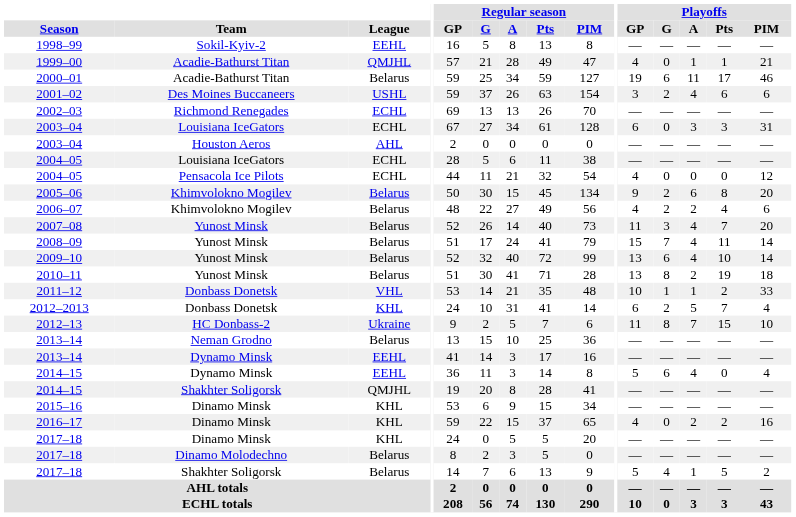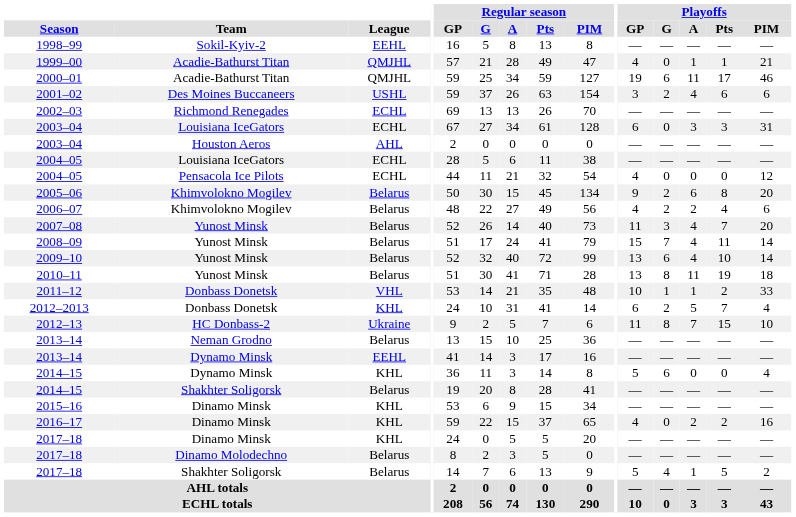(389, 77) Belarus -> (389, 77) QMJHL
(693, 274) 2 -> (693, 274) 11
(389, 373) EEHL -> (389, 373) KHL
(693, 373) 4 -> (693, 373) 0
(389, 389) QMJHL -> (389, 389) Belarus
